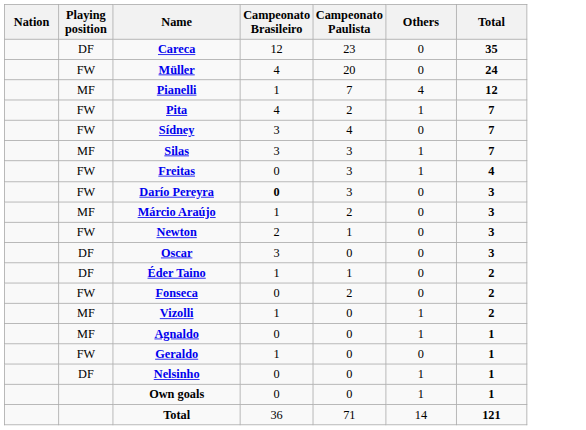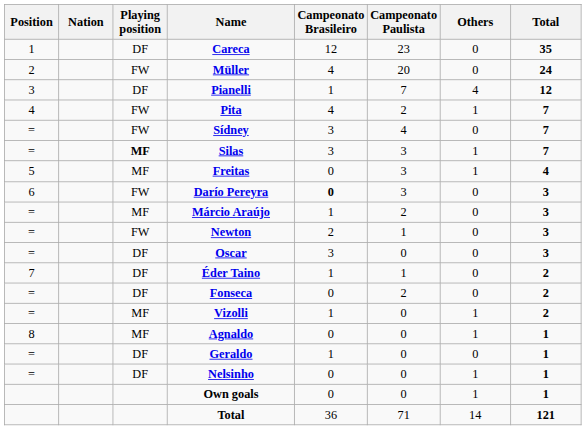+ column: (32, 22)
(86, 90) MF -> (140, 90) DF
(86, 151) normal -> (140, 151) bold
(86, 171) FW -> (140, 171) MF
(86, 293) FW -> (140, 293) DF
(86, 354) FW -> (140, 354) DF
